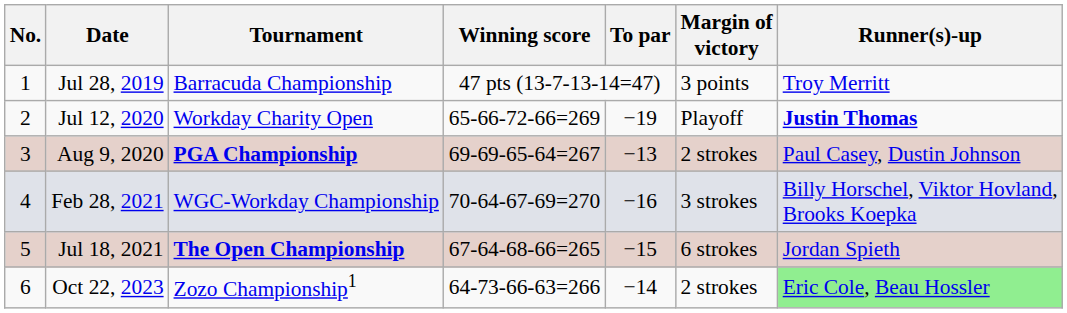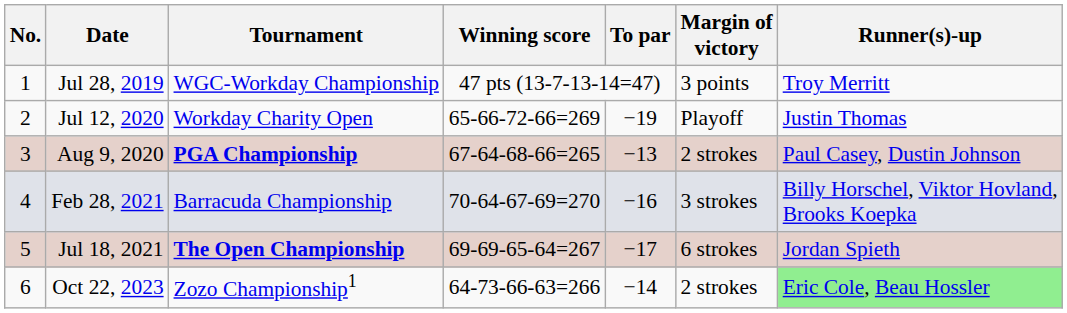(283, 83) Barracuda Championship -> (306, 83) WGC-Workday Championship
(850, 118) bold -> (845, 118) normal
(524, 153) 69-69-65-64=267 -> (524, 153) 67-64-68-66=265
(306, 201) WGC-Workday Championship -> (283, 201) Barracuda Championship
(524, 249) 67-64-68-66=265 -> (524, 249) 69-69-65-64=267
(640, 249) −15 -> (640, 249) −17
